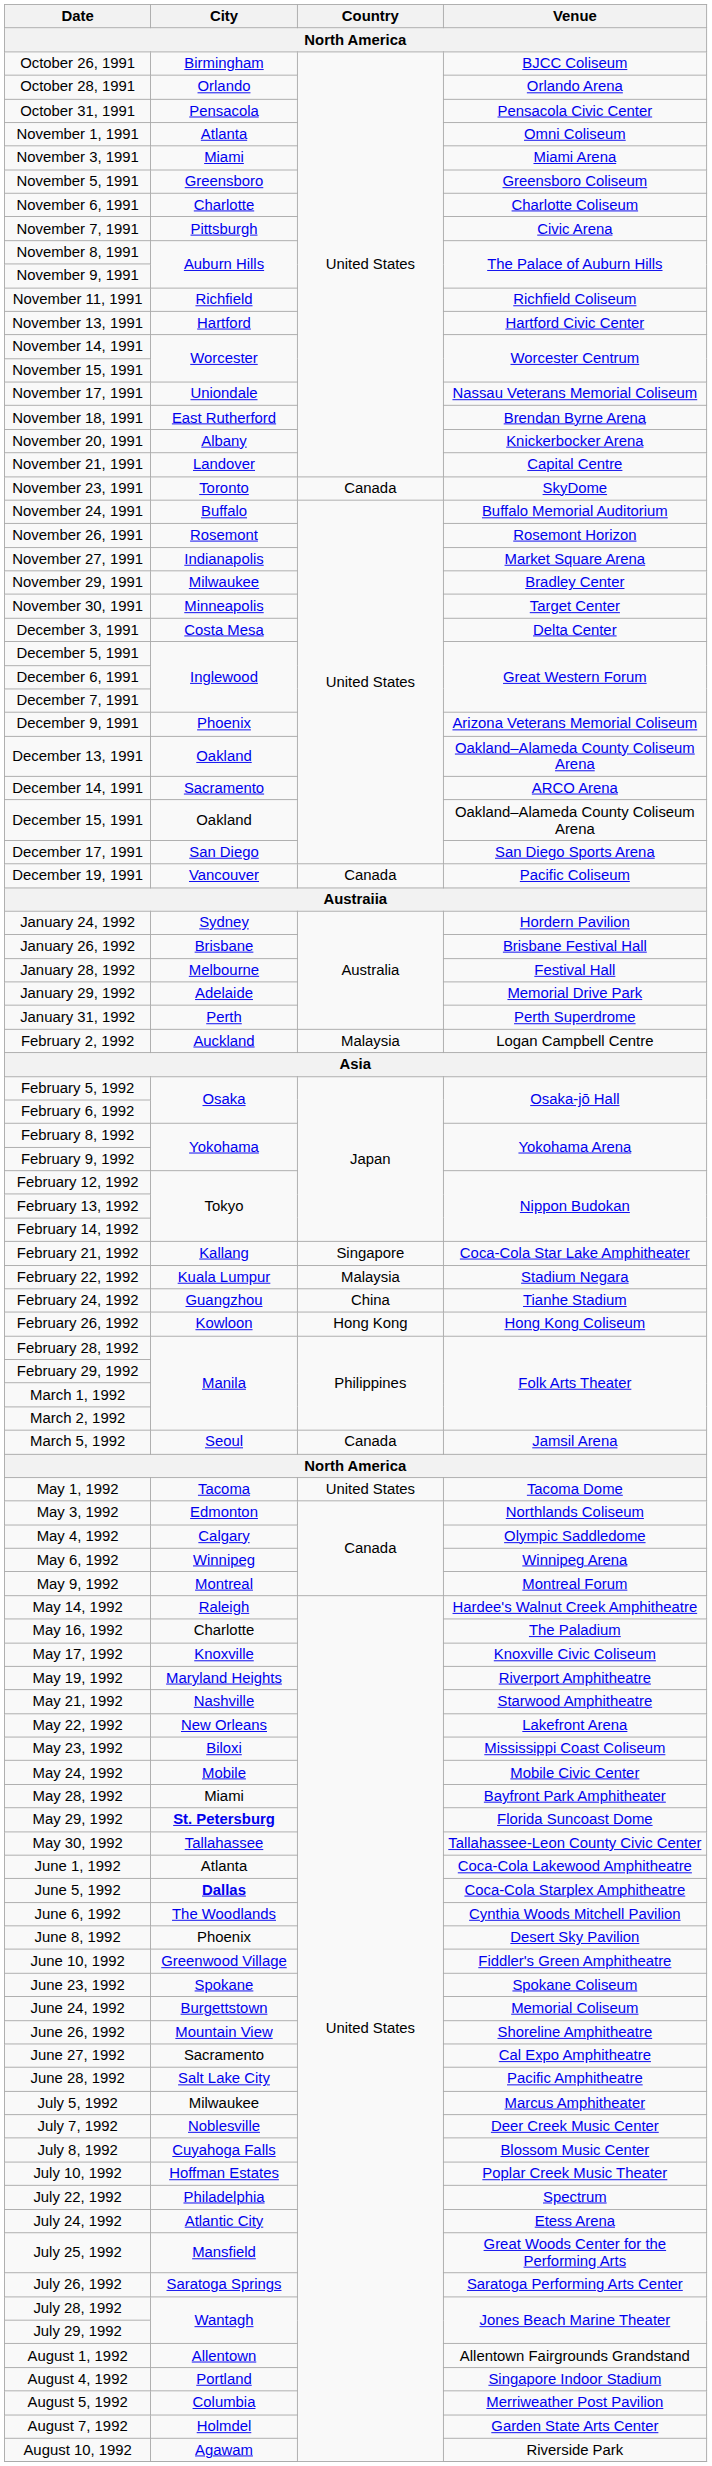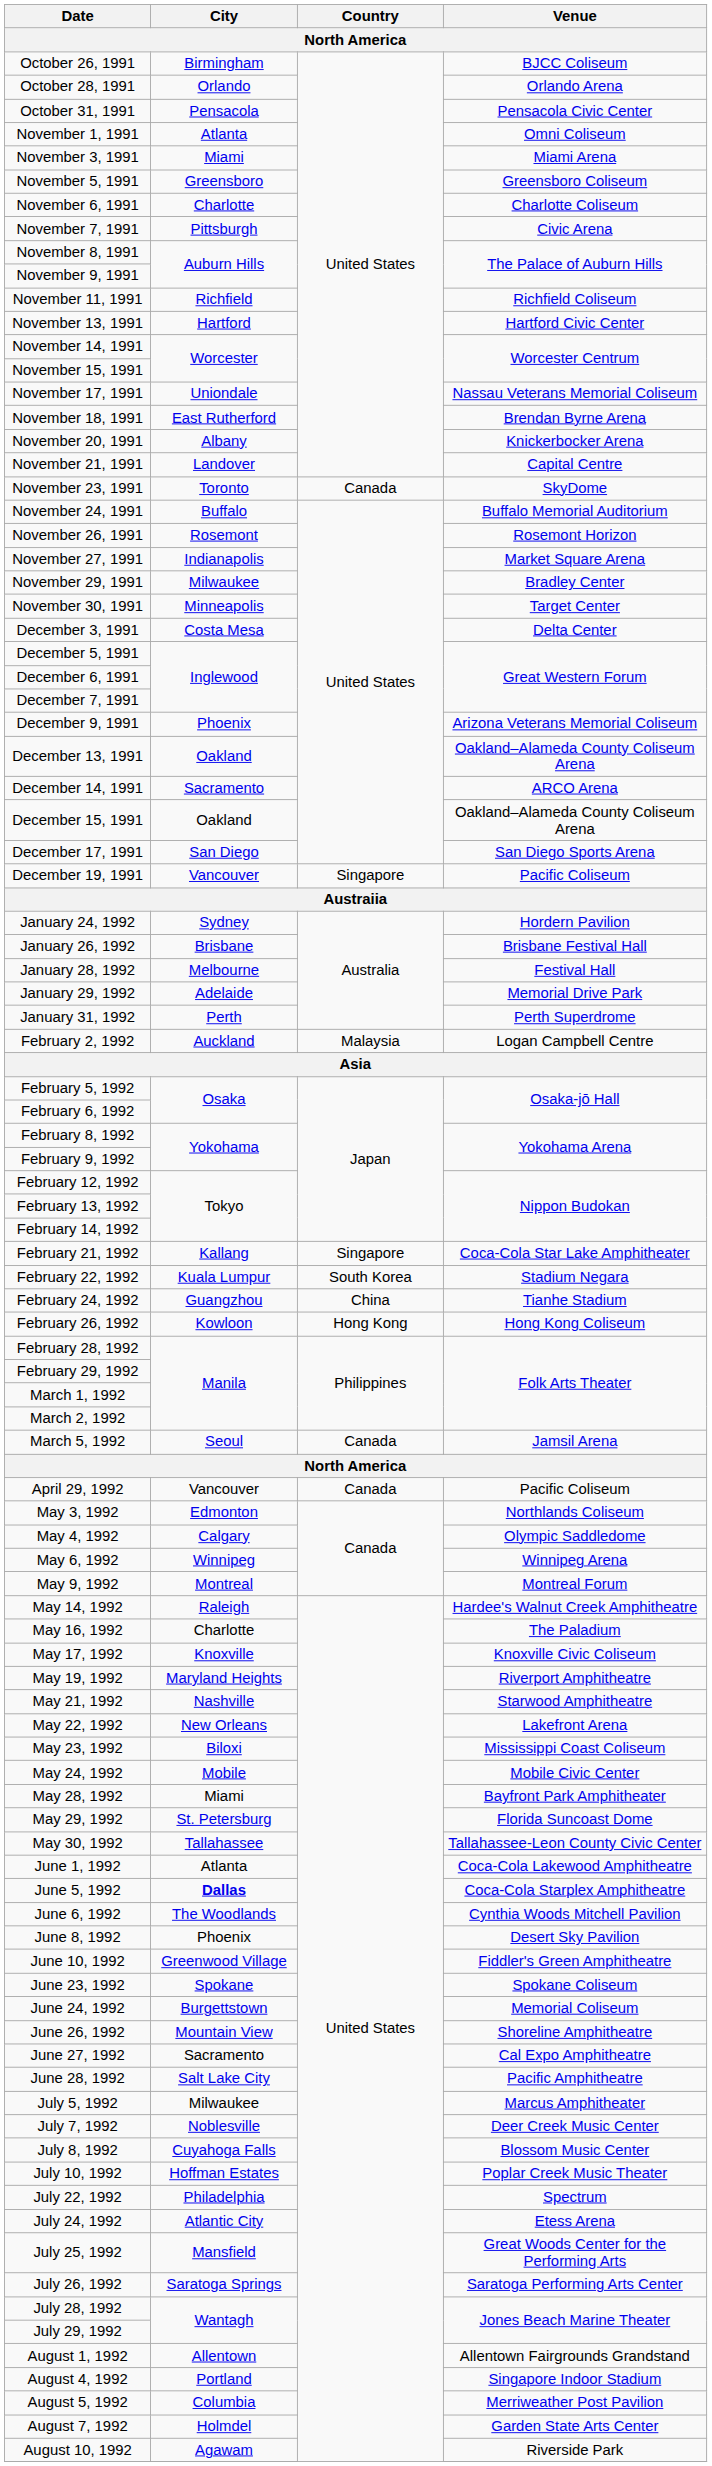(370, 875) Canada -> (370, 875) Singapore
(370, 1276) Malaysia -> (370, 1276) South Korea
+ row: (78, 1489)
- row: (78, 1489)
(224, 1819) bold -> (224, 1819) normal
